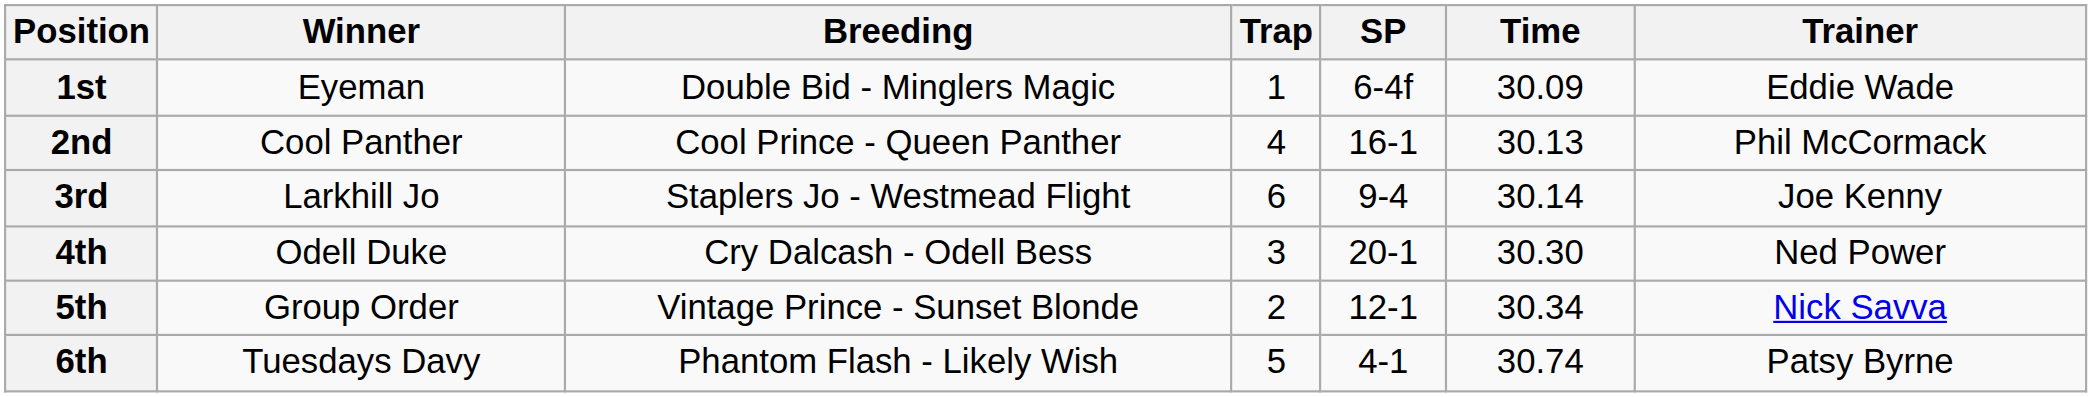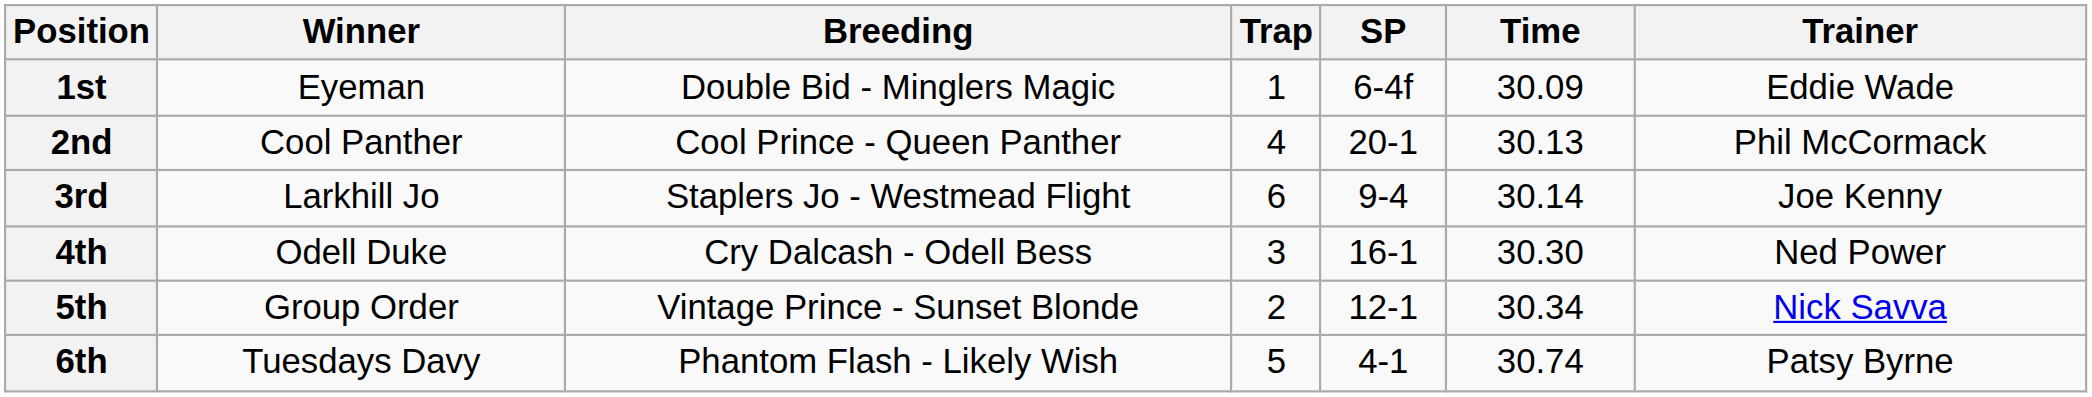(1383, 142) 16-1 -> (1383, 142) 20-1
(1383, 252) 20-1 -> (1383, 252) 16-1
